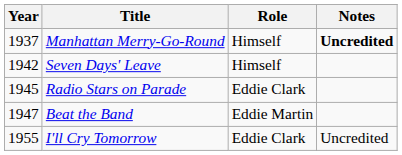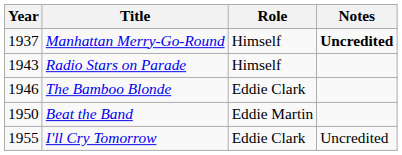- row: (103, 65)
(23, 89) 1945 -> (23, 65) 1943
(269, 89) Eddie Clark -> (256, 65) Himself
+ row: (109, 89)
(23, 114) 1947 -> (23, 114) 1950
